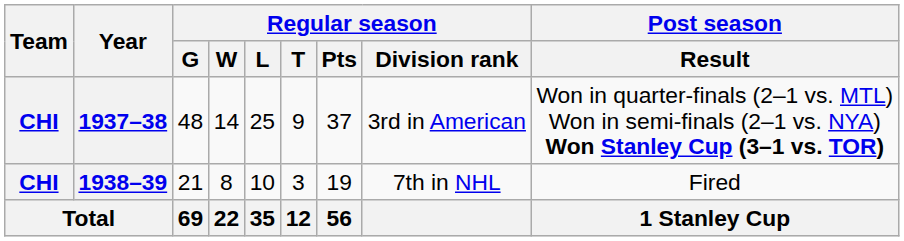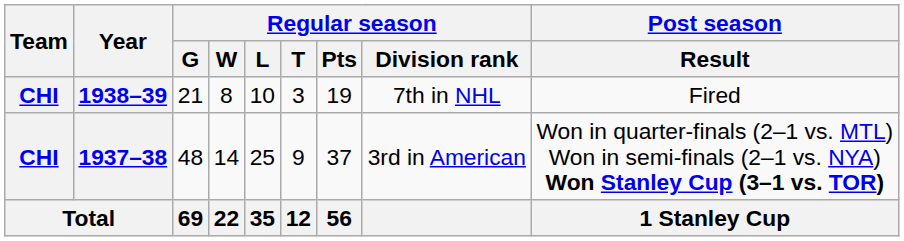rows swapped: (123, 121) <-> (123, 182)
